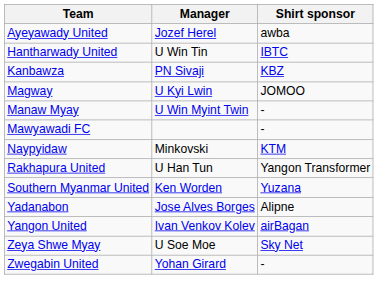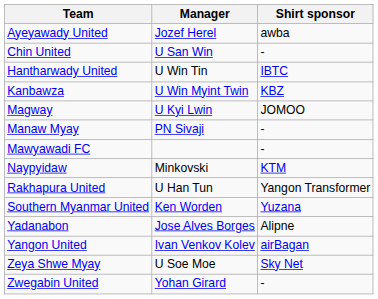+ row: (39, 52)
(179, 71) PN Sivaji -> (202, 91) U Win Myint Twin
(202, 110) U Win Myint Twin -> (179, 129) PN Sivaji
